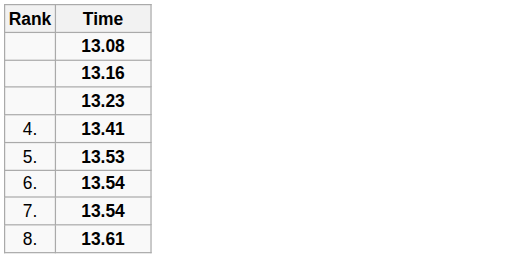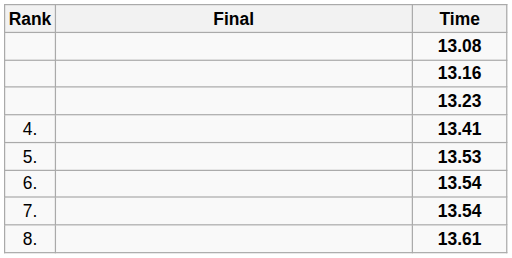+ column: (234, 19)
